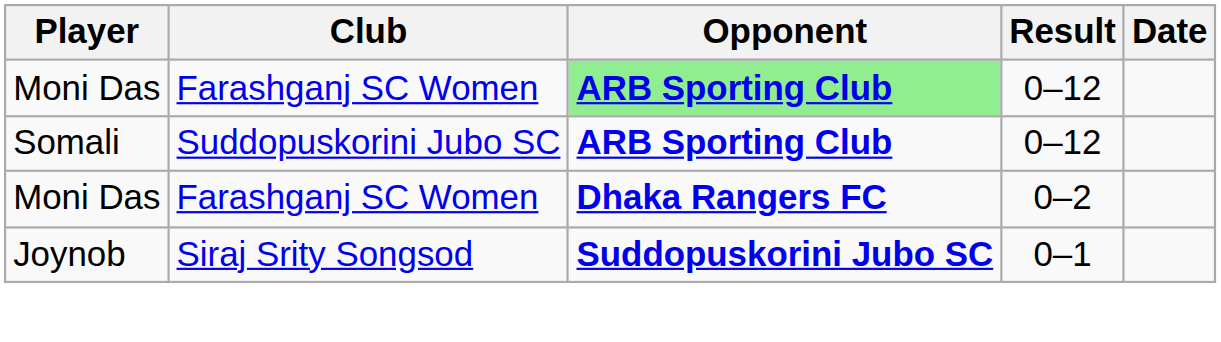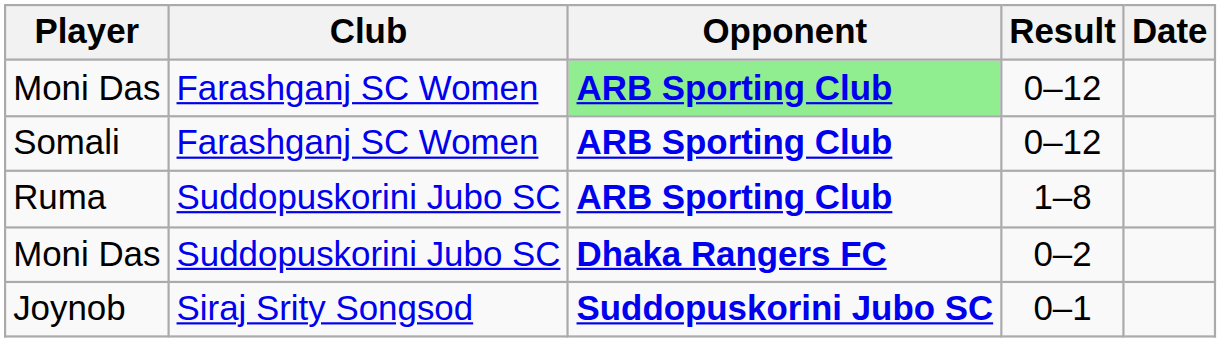(368, 142) Suddopuskorini Jubo SC -> (357, 142) Farashganj SC Women
+ row: (60, 198)
(357, 198) Farashganj SC Women -> (368, 253) Suddopuskorini Jubo SC
